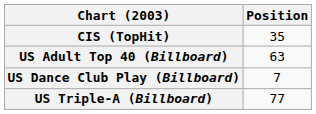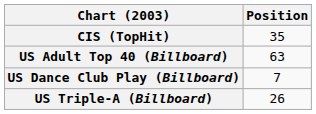(277, 99) 77 -> (277, 99) 26
